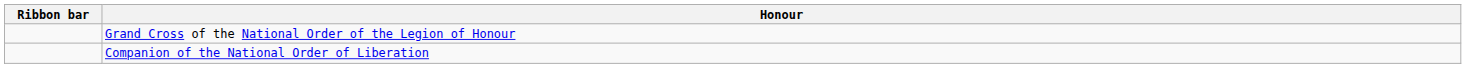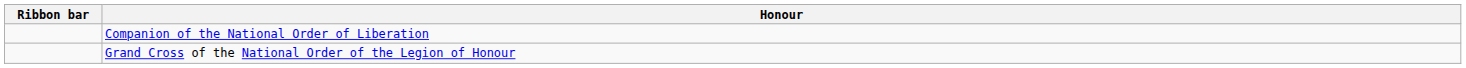rows swapped: (310, 34) <-> (267, 53)
